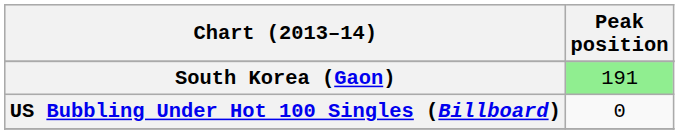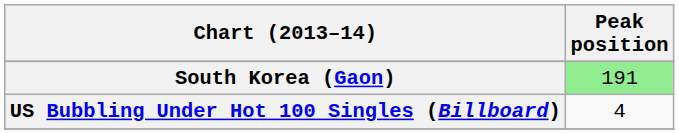(620, 111) 0 -> (620, 111) 4
